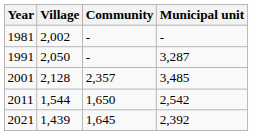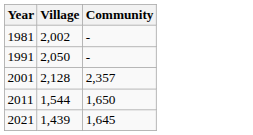- column: (202, 15)
